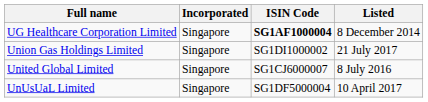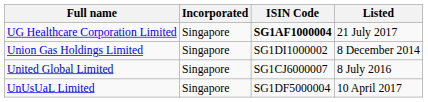(378, 32) 8 December 2014 -> (367, 32) 21 July 2017
(367, 50) 21 July 2017 -> (378, 50) 8 December 2014
